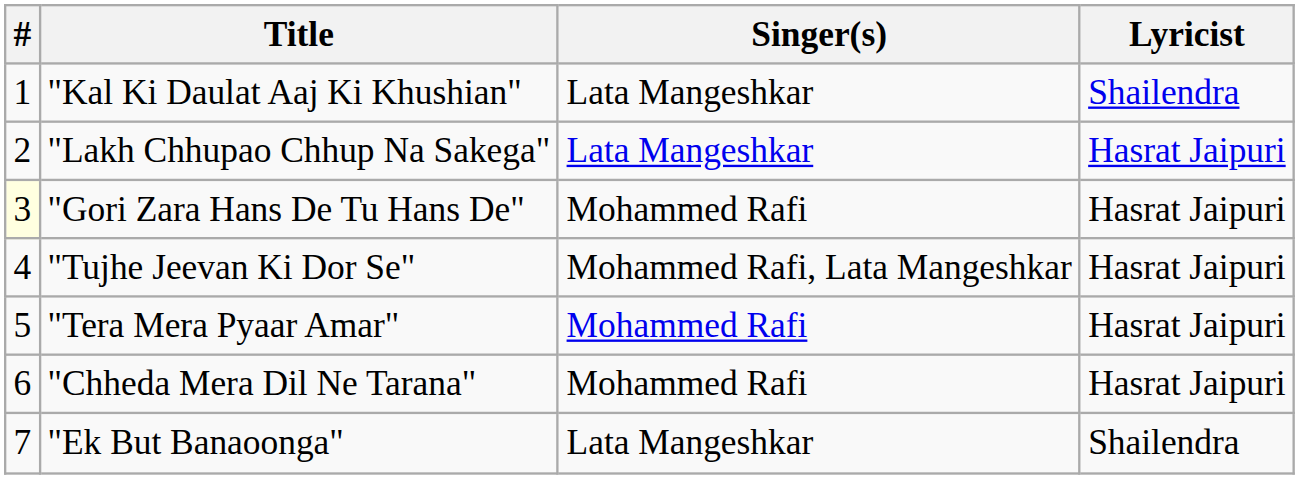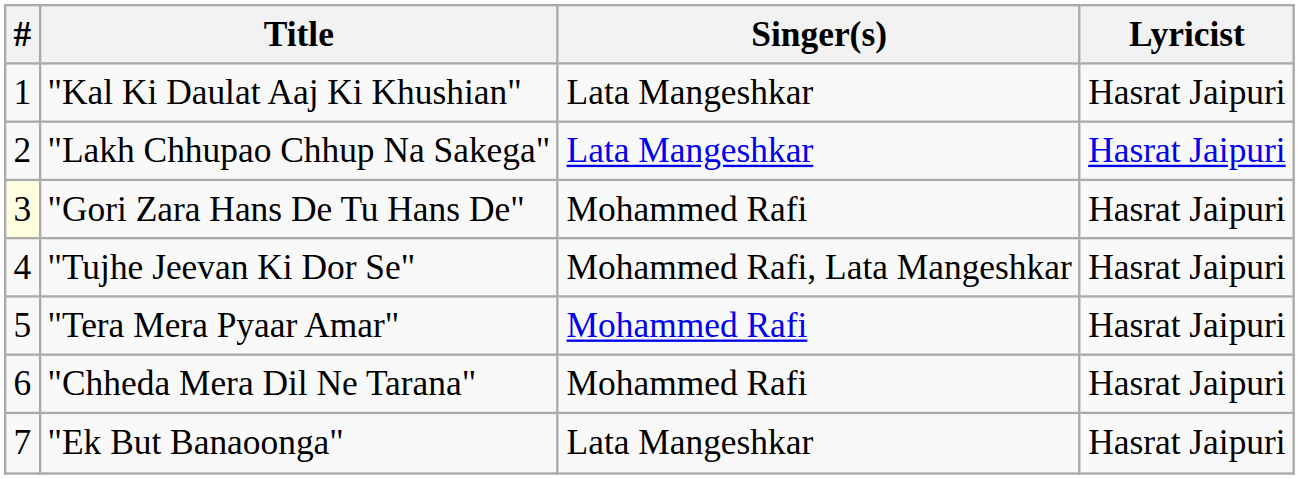(1164, 92) Shailendra -> (1187, 92) Hasrat Jaipuri
(1164, 442) Shailendra -> (1187, 442) Hasrat Jaipuri
